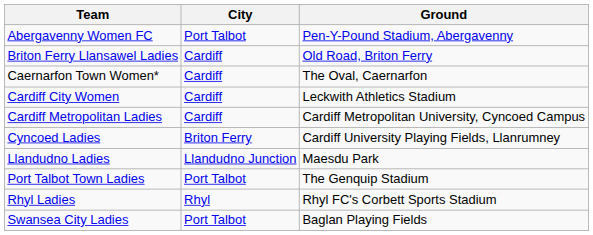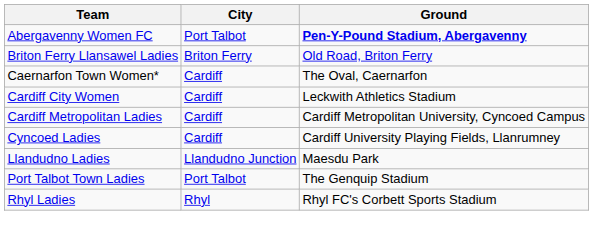(408, 35) normal -> (415, 35) bold
(203, 55) Cardiff -> (218, 55) Briton Ferry
(218, 138) Briton Ferry -> (203, 138) Cardiff
- row: (68, 220)
